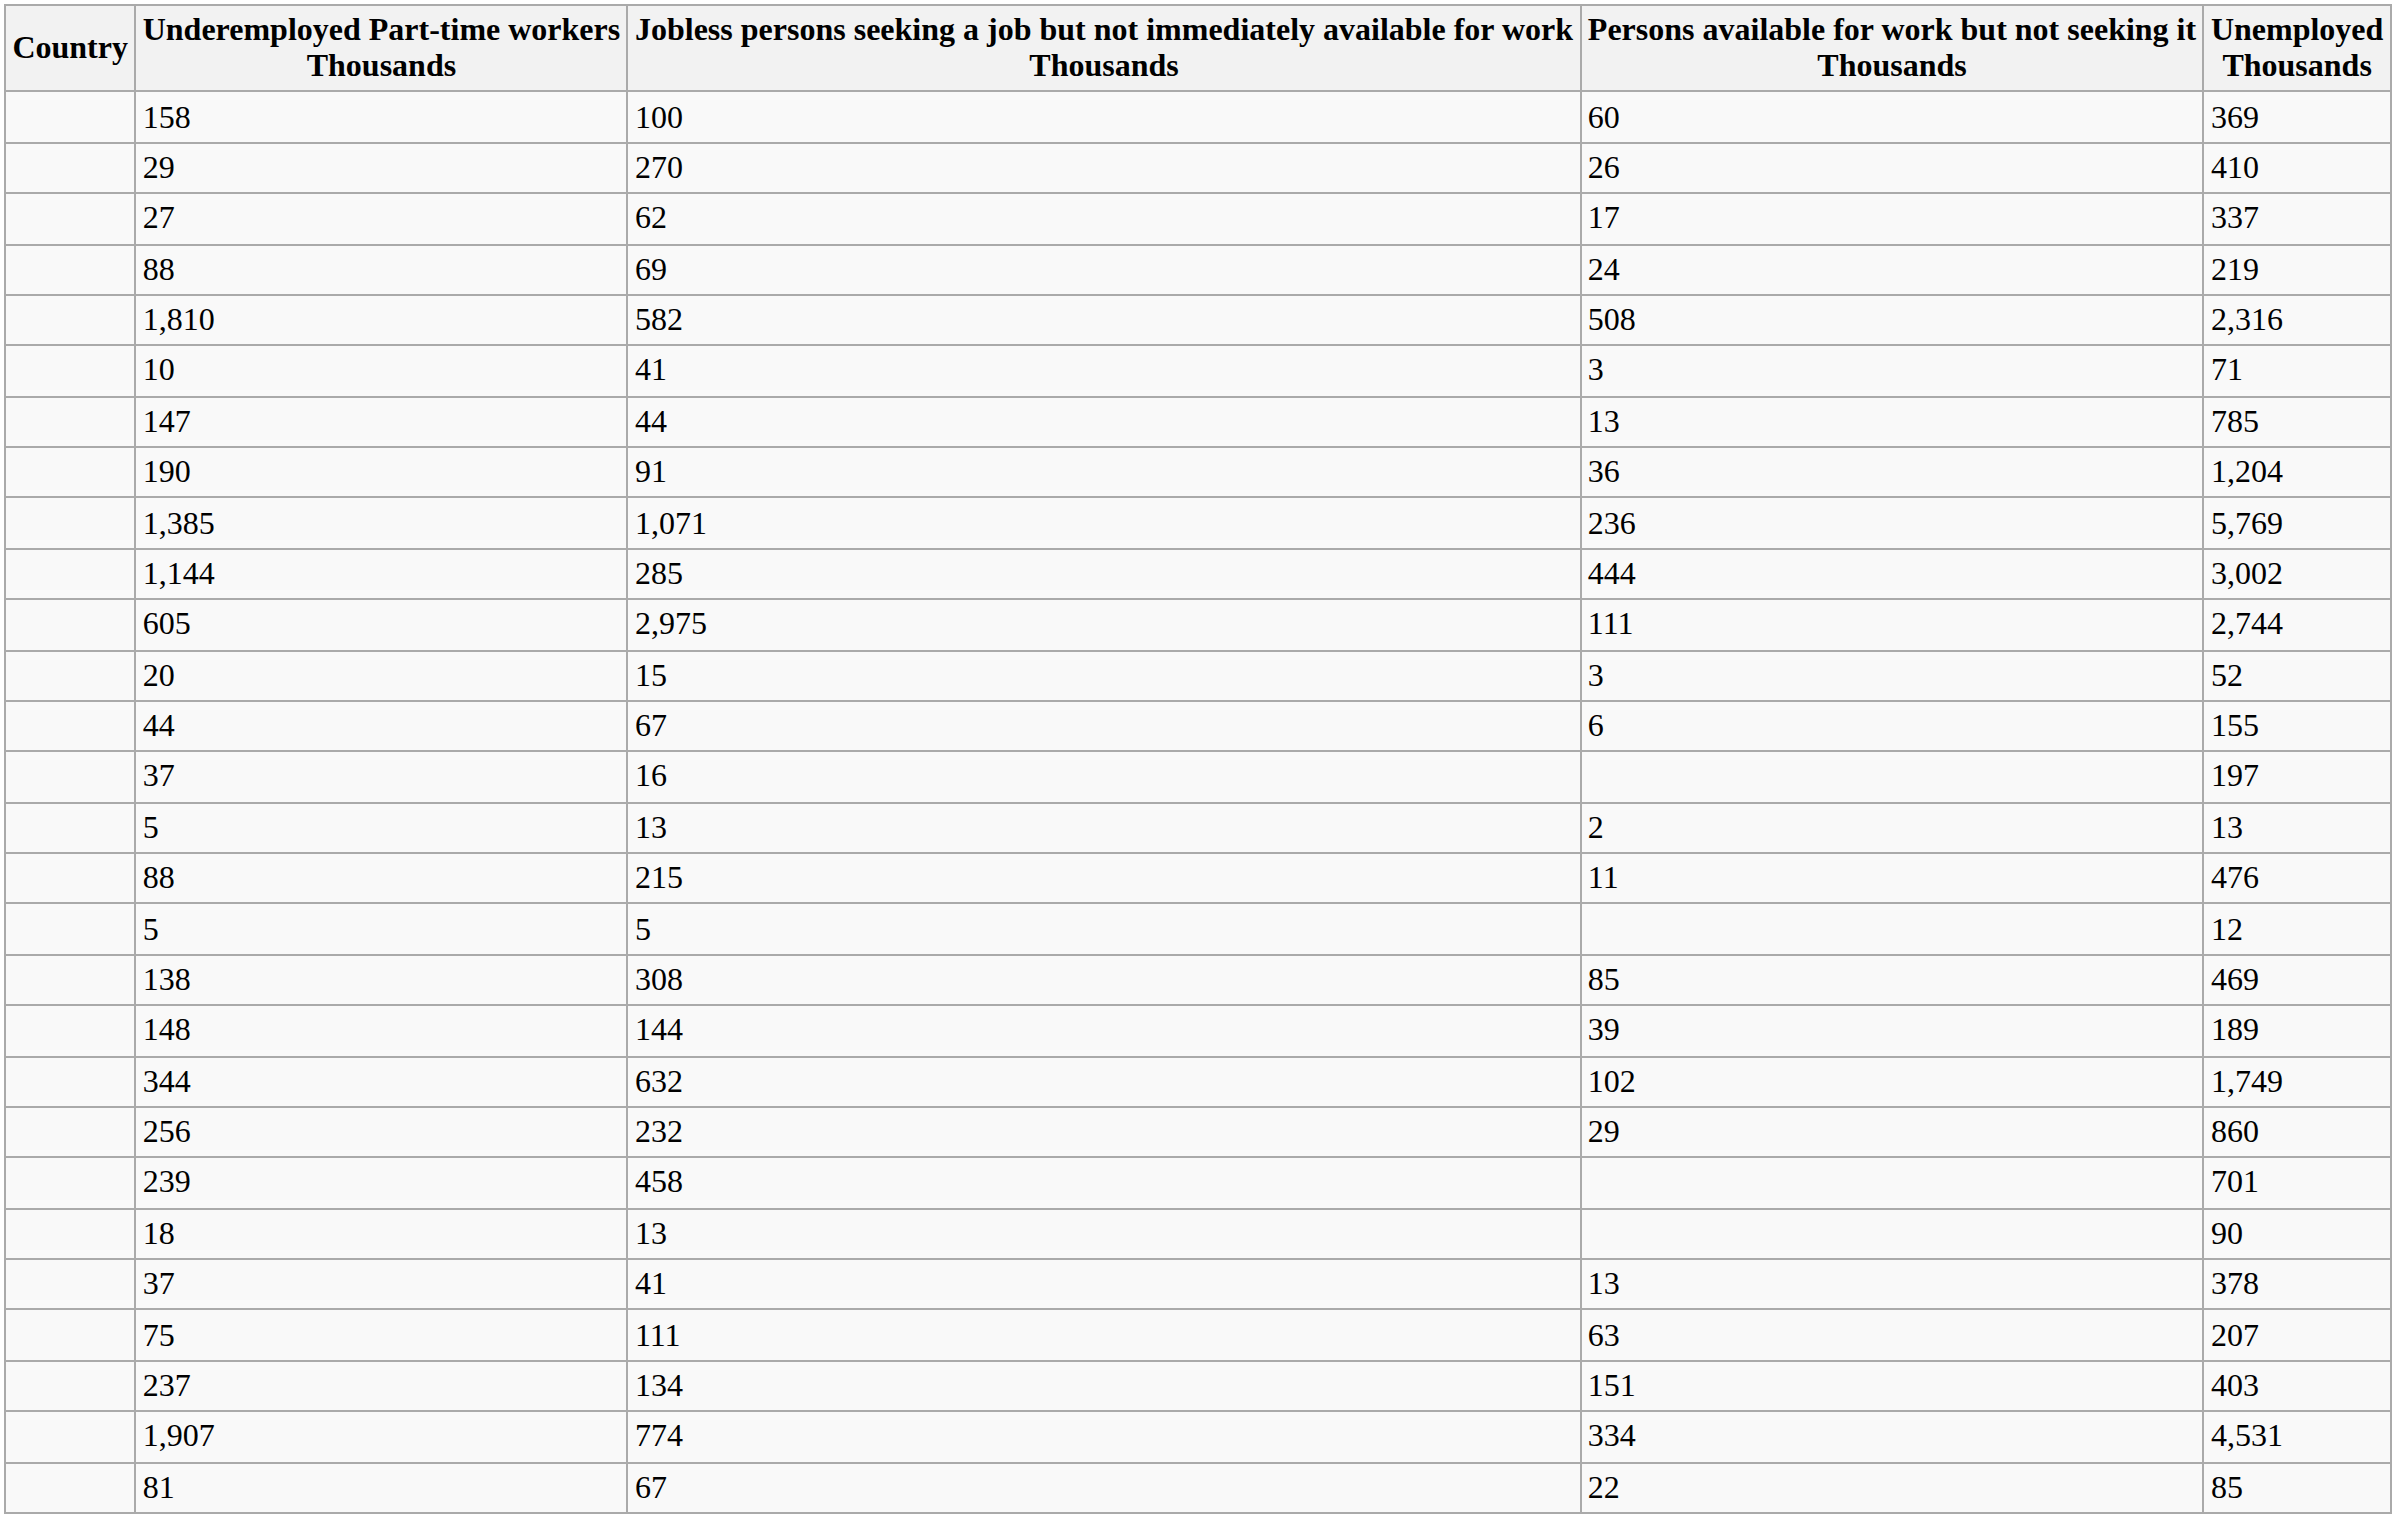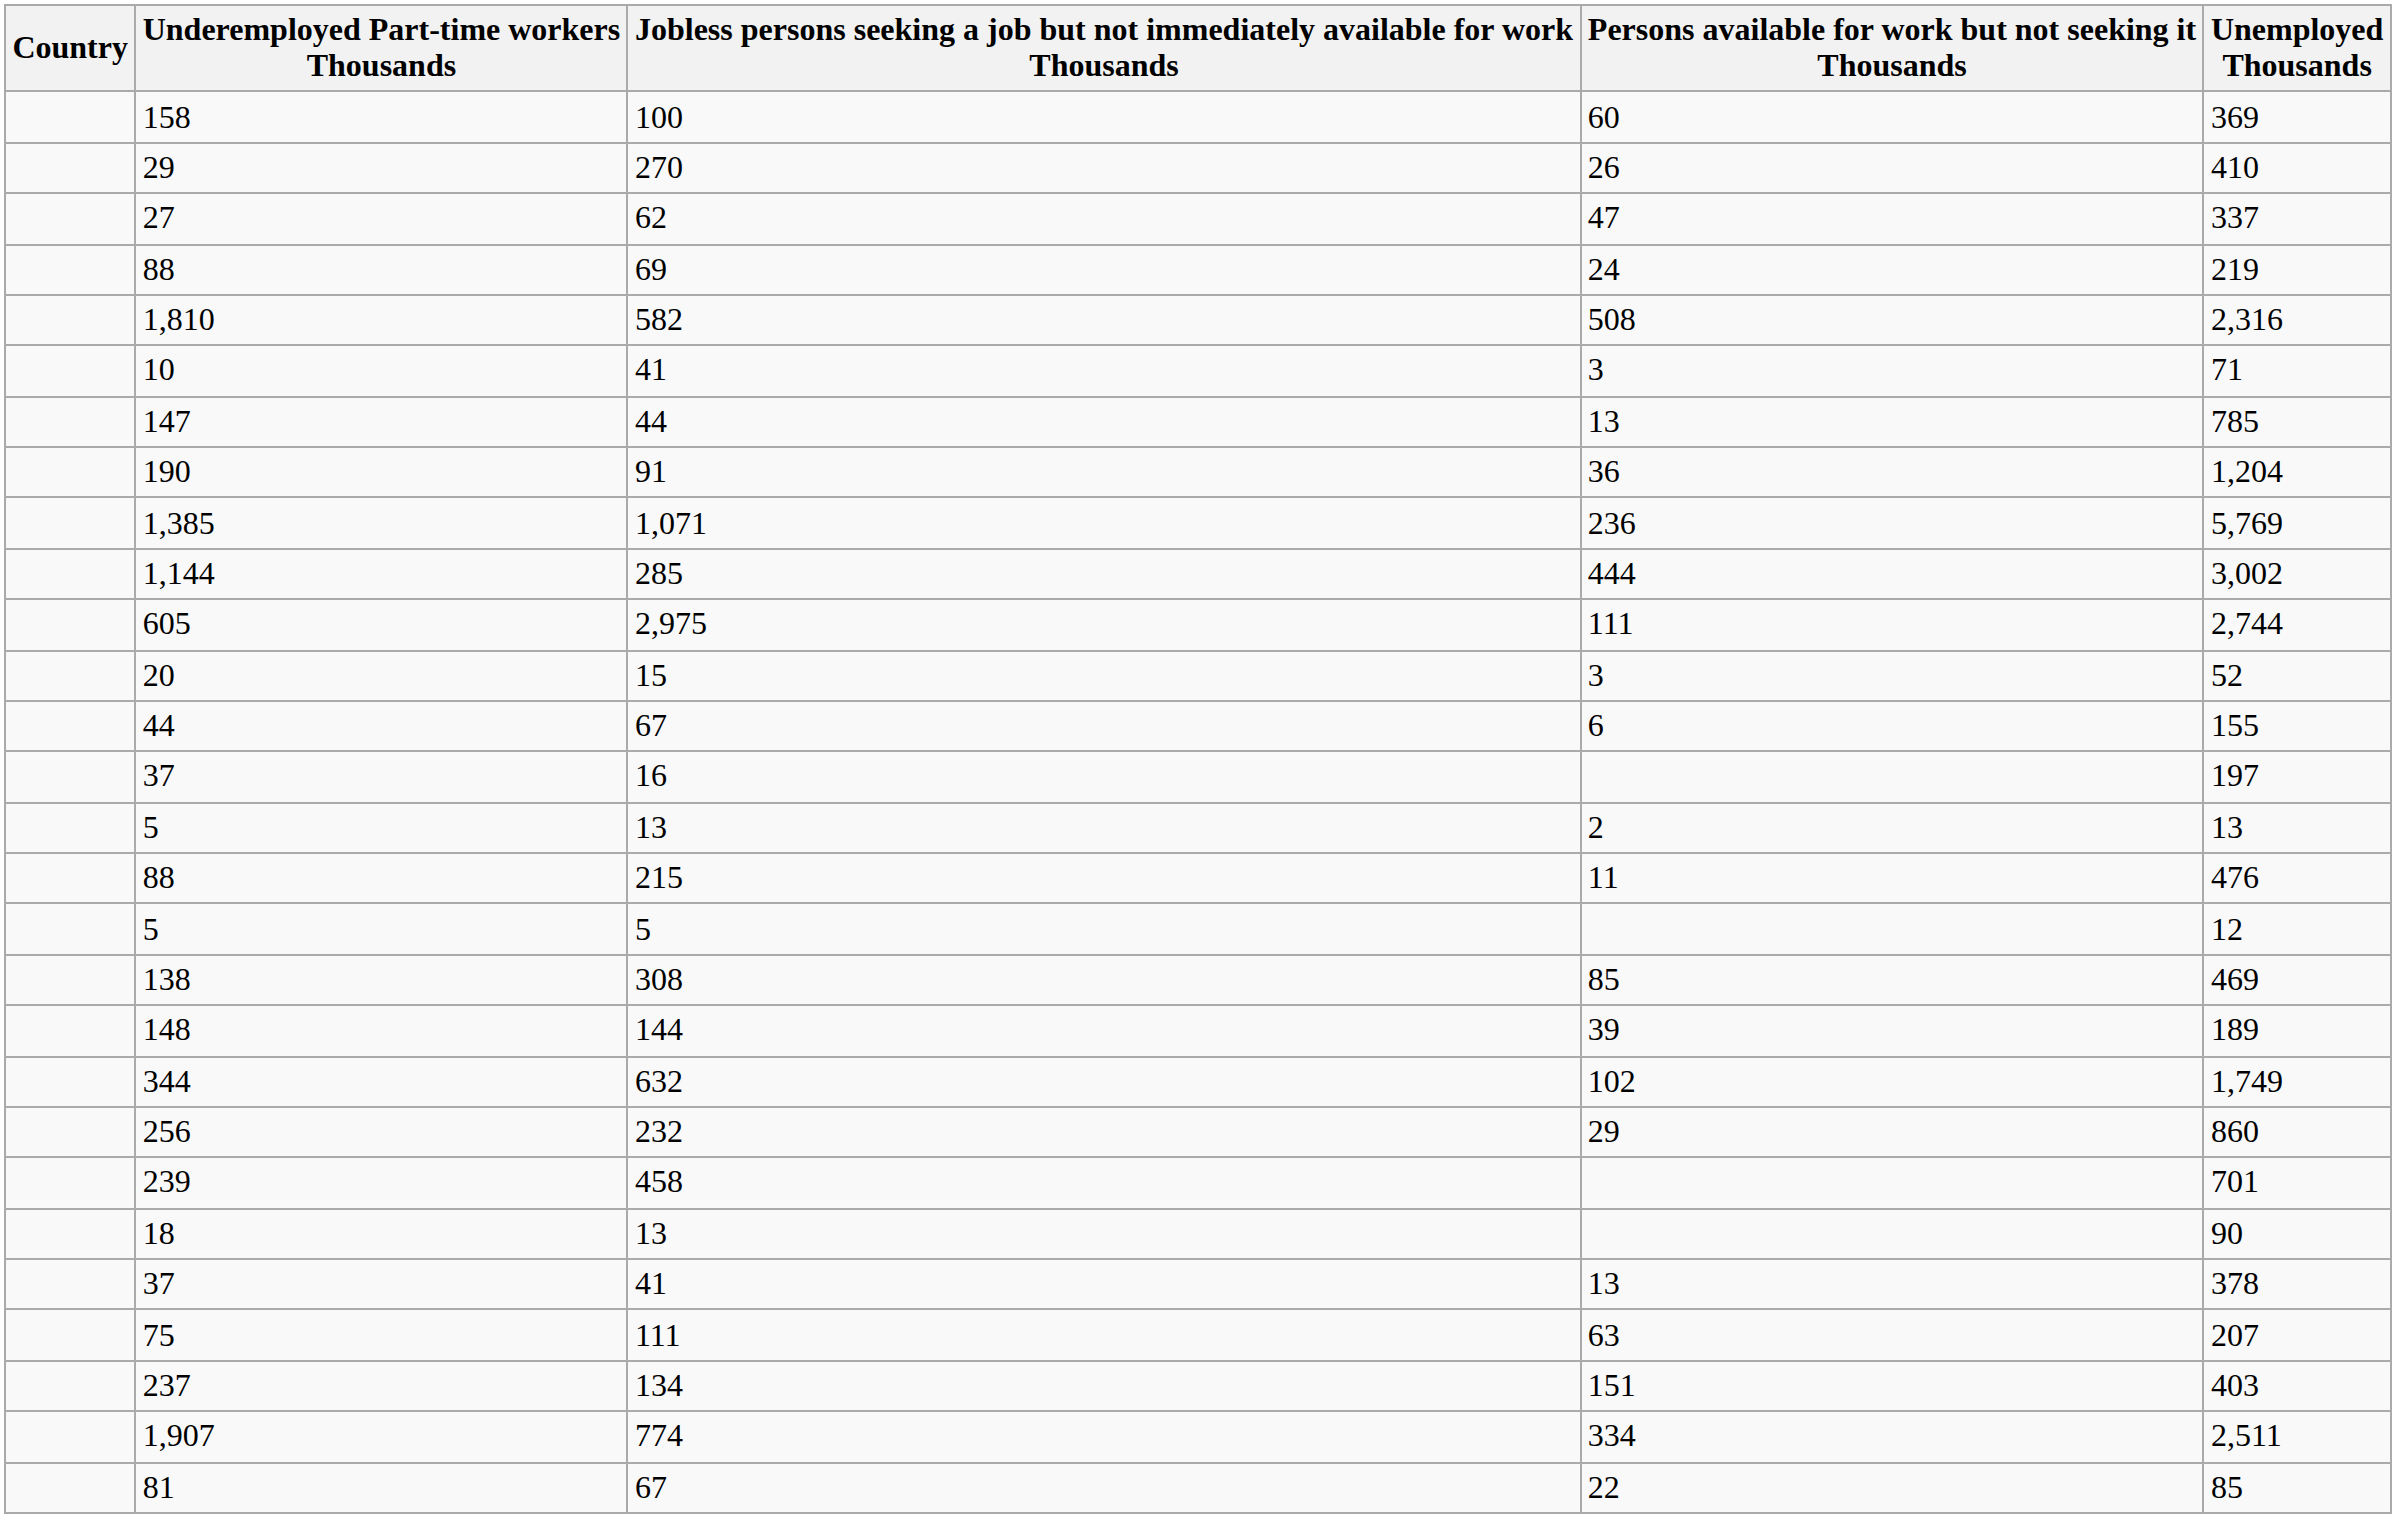(1604, 218) 17 -> (1604, 218) 47
(2247, 1436) 4,531 -> (2246, 1436) 2,511
